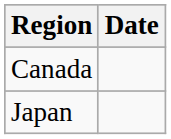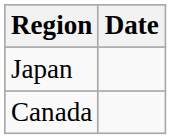rows swapped: (42, 111) <-> (52, 68)
